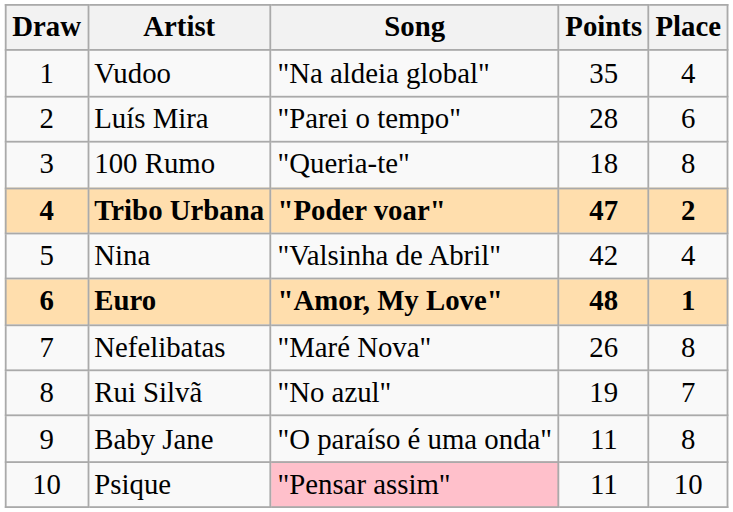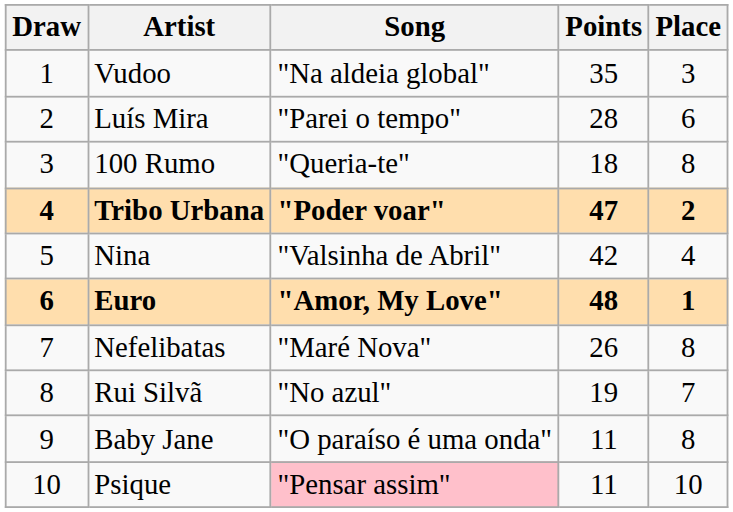(688, 73) 4 -> (688, 73) 3
